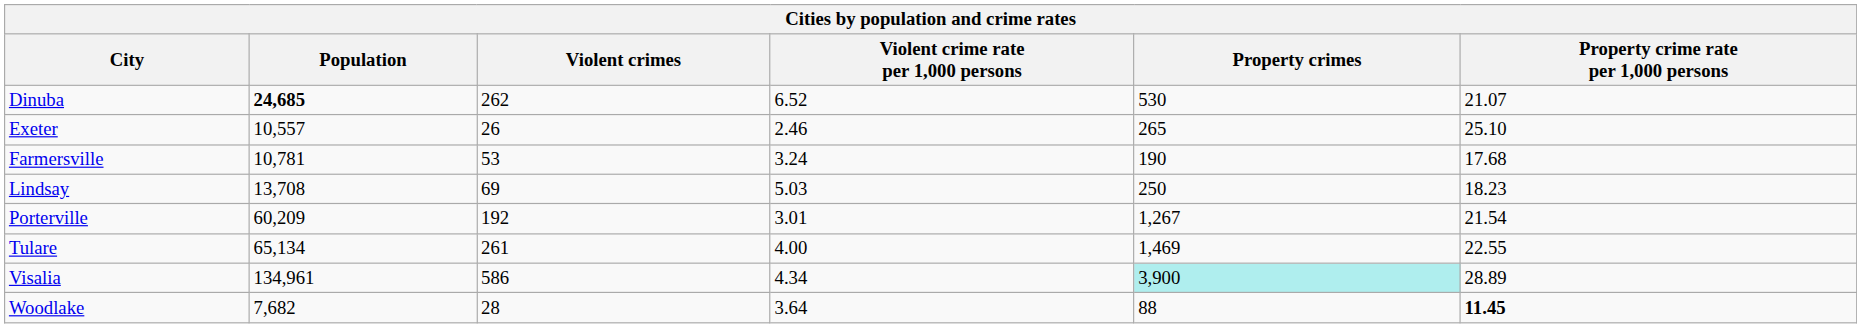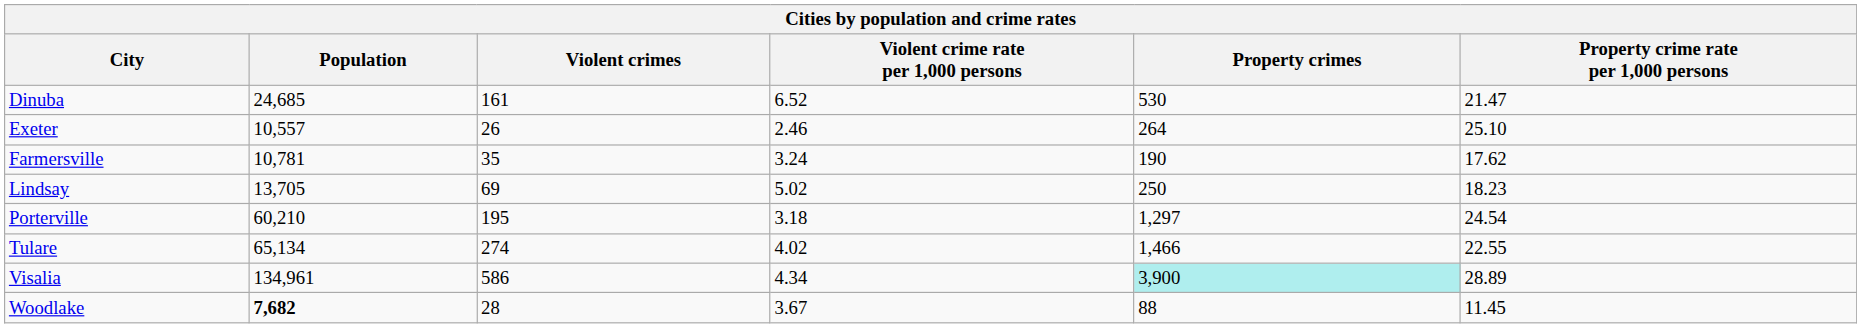(279, 99) bold -> (279, 99) normal
(495, 99) 262 -> (495, 99) 161
(1486, 99) 21.07 -> (1486, 99) 21.47
(1152, 129) 265 -> (1152, 129) 264
(490, 159) 53 -> (490, 159) 35
(1486, 159) 17.68 -> (1486, 159) 17.62
(279, 188) 13,708 -> (279, 188) 13,705
(791, 188) 5.03 -> (791, 188) 5.02
(279, 218) 60,209 -> (279, 218) 60,210
(495, 218) 192 -> (495, 218) 195
(791, 218) 3.01 -> (791, 218) 3.18
(1159, 218) 1,267 -> (1159, 218) 1,297
(1486, 218) 21.54 -> (1486, 218) 24.54
(495, 248) 261 -> (495, 248) 274
(791, 248) 4.00 -> (791, 248) 4.02
(1159, 248) 1,469 -> (1159, 248) 1,466
(275, 307) normal -> (275, 307) bold
(791, 307) 3.64 -> (791, 307) 3.67
(1485, 307) bold -> (1485, 307) normal
